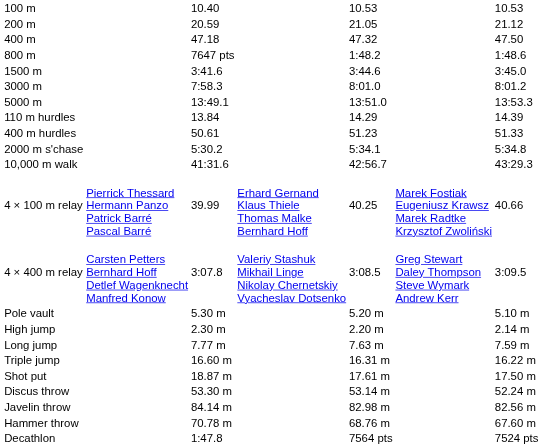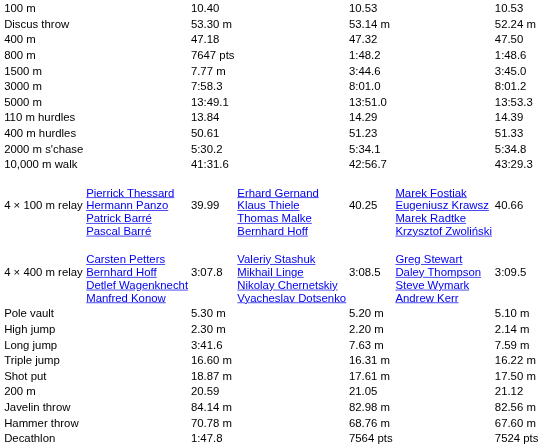rows swapped: (20, 24) <-> (37, 392)
(207, 71) 3:41.6 -> (208, 71) 7.77 m
(208, 345) 7.77 m -> (207, 345) 3:41.6
